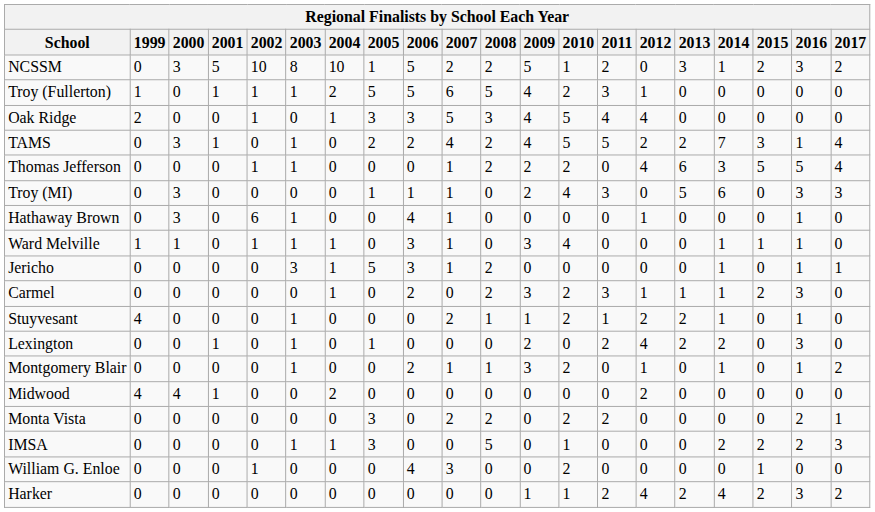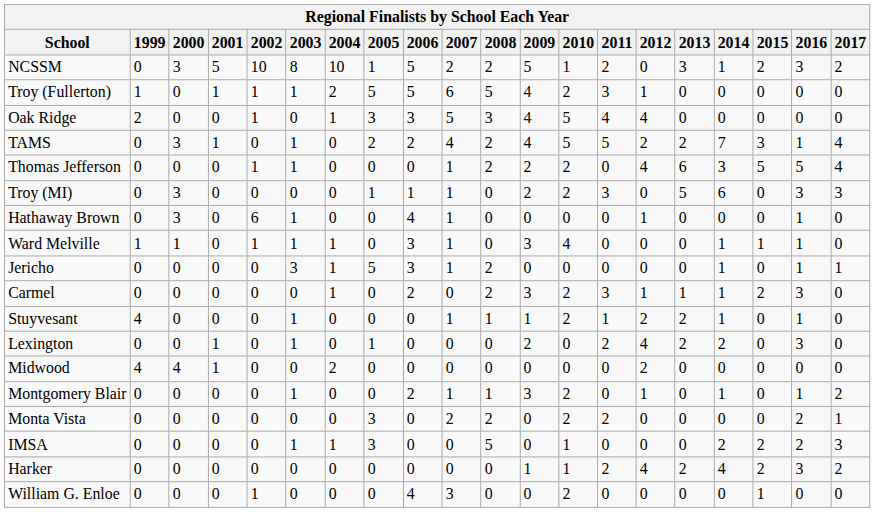(567, 192) 4 -> (567, 192) 2
(450, 318) 2 -> (450, 318) 1
rows swapped: (39, 393) <-> (67, 368)
rows swapped: (64, 469) <-> (30, 494)
